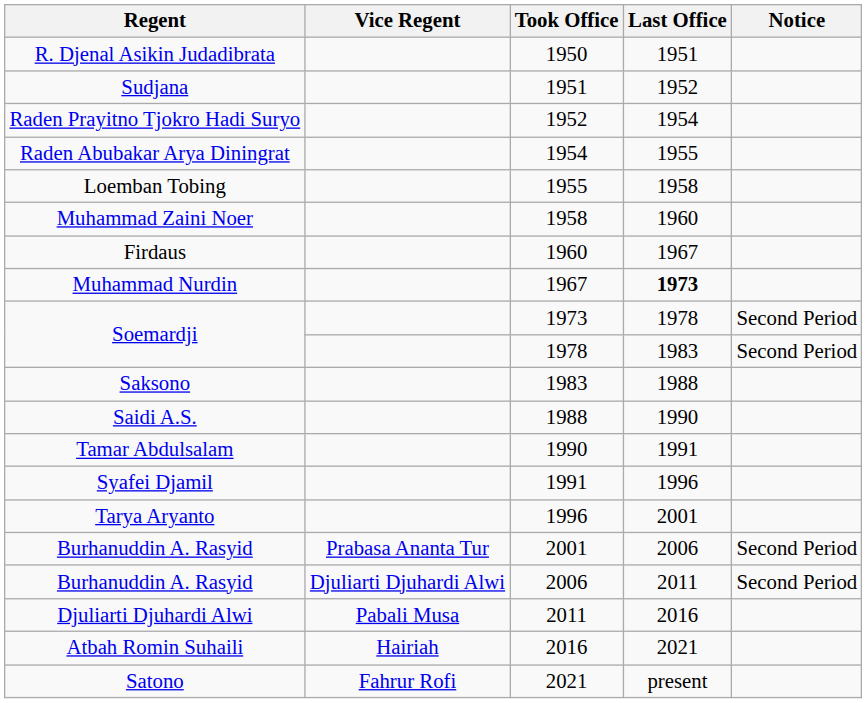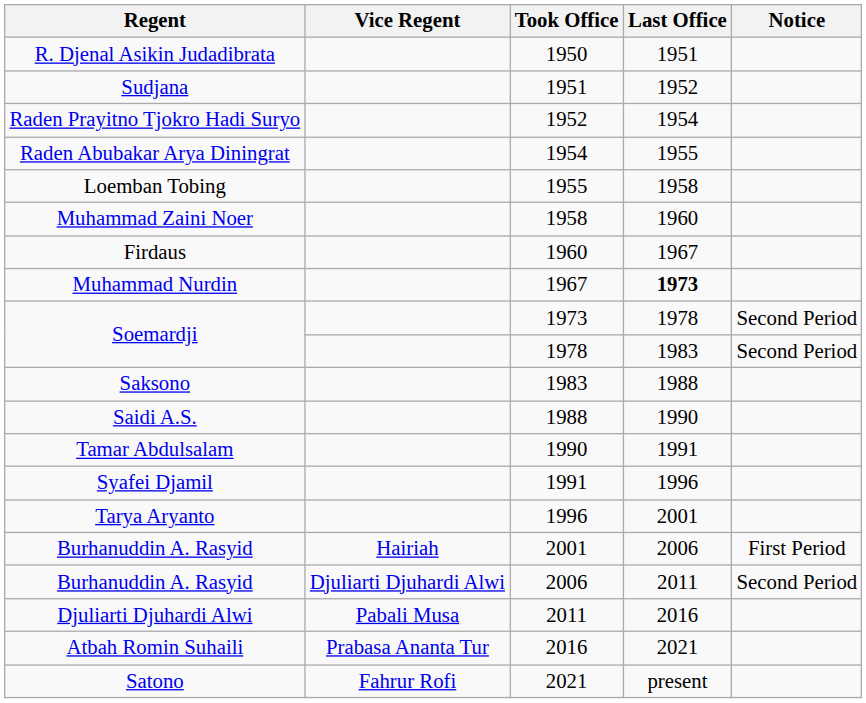(407, 548) Prabasa Ananta Tur -> (407, 548) Hairiah
(797, 548) Second Period -> (797, 548) First Period
(407, 647) Hairiah -> (407, 647) Prabasa Ananta Tur
